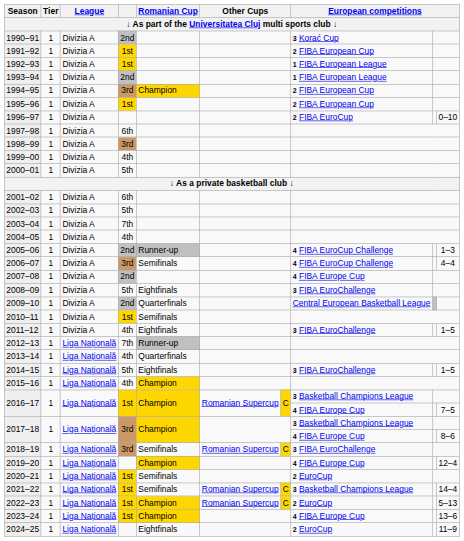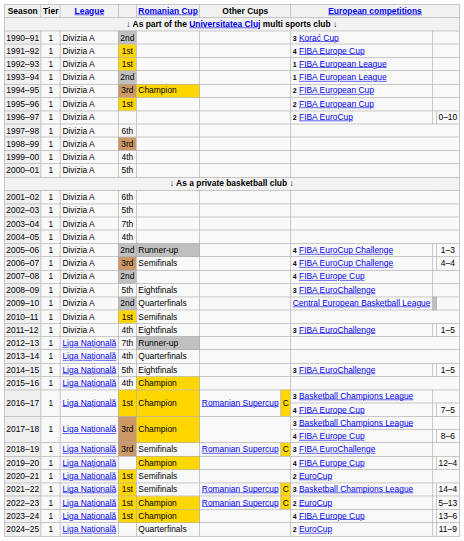(333, 50) 2 FIBA European Cup -> (329, 50) 4 FIBA Europe Cup
(158, 529) Eightfinals -> (162, 529) Quarterfinals
